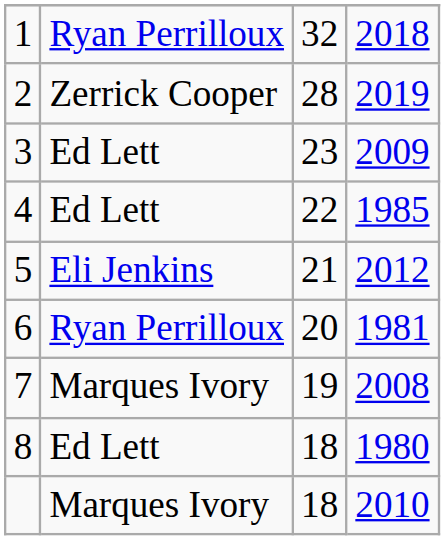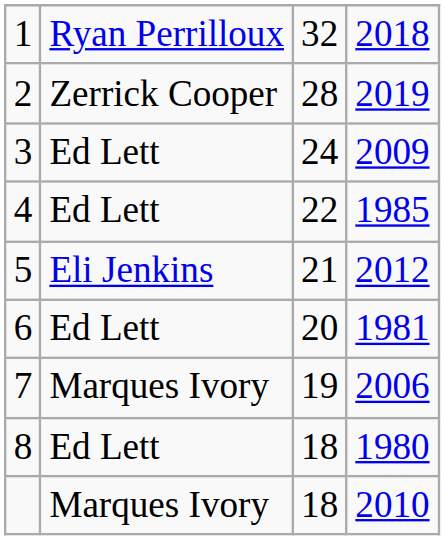(320, 151) 23 -> (320, 151) 24
(167, 328) Ryan Perrilloux -> (105, 328) Ed Lett
(392, 387) 2008 -> (392, 387) 2006
